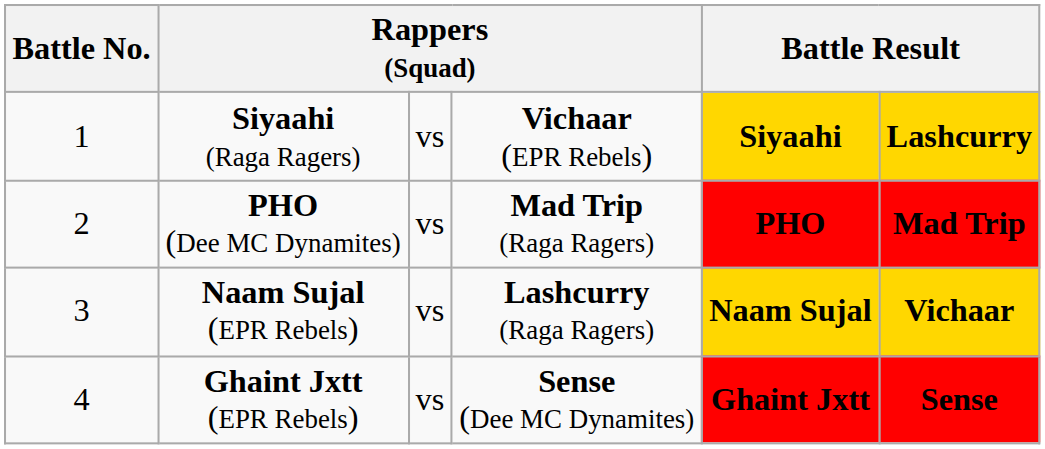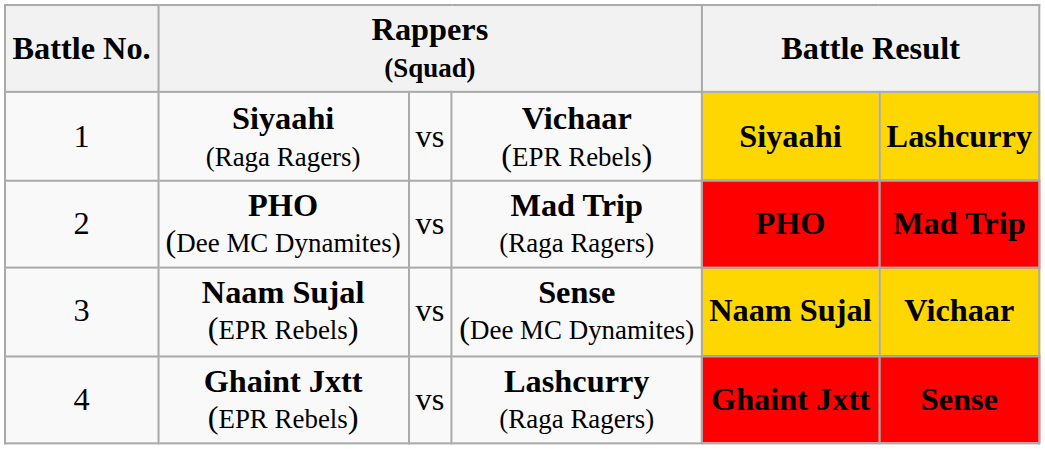(577, 311) Lashcurry (Raga Ragers) -> (577, 311) Sense (Dee MC Dynamites)
(577, 398) Sense (Dee MC Dynamites) -> (577, 398) Lashcurry (Raga Ragers)
